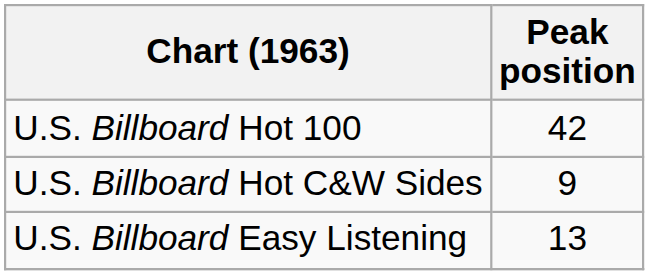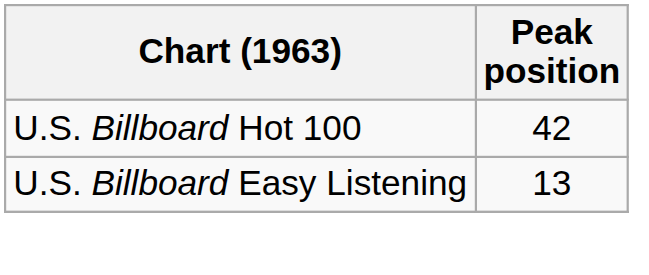- row: (248, 183)
